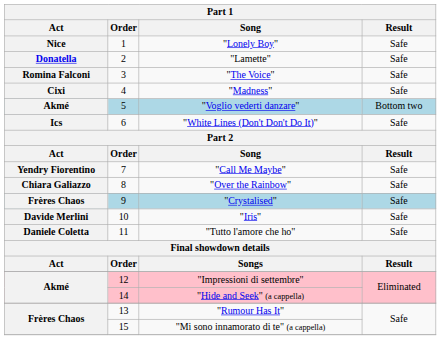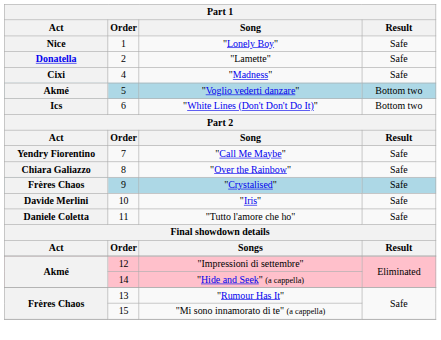- row: (251, 75)
(399, 122) Safe -> (399, 106) Bottom two
